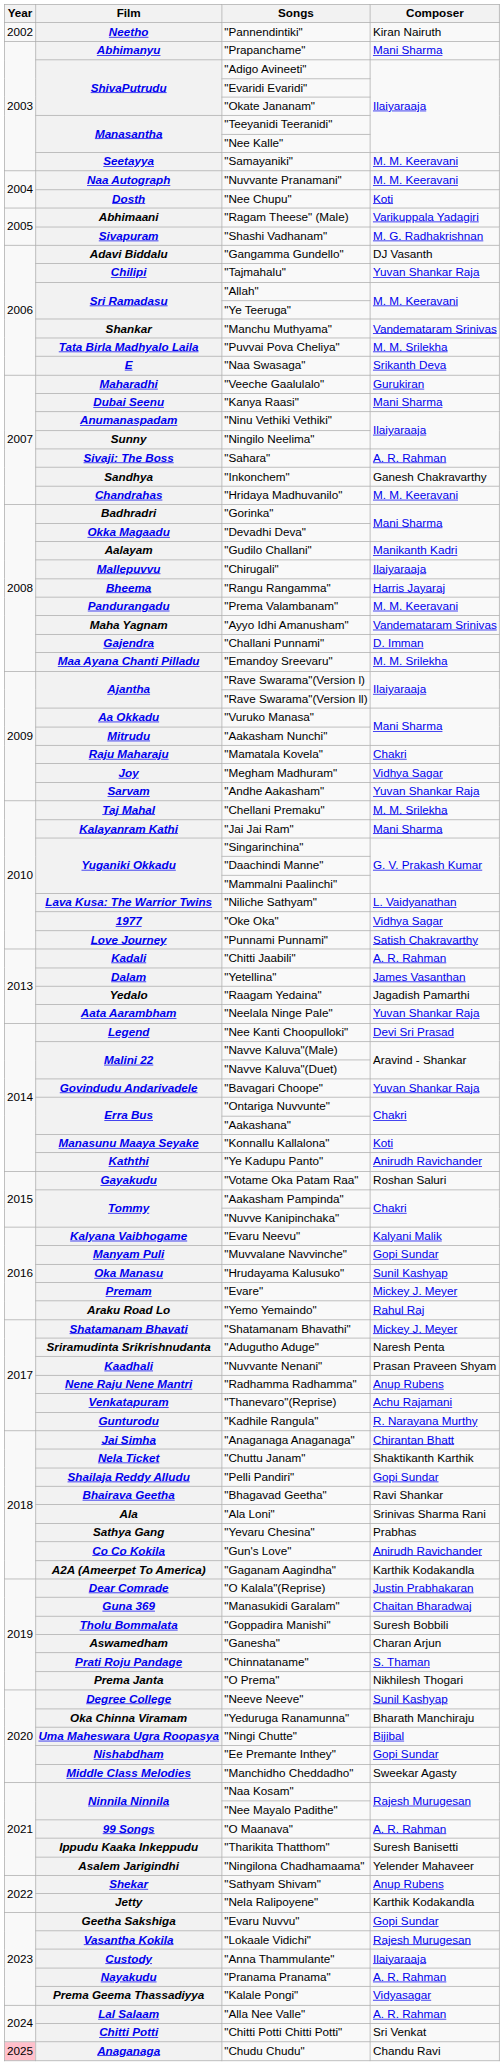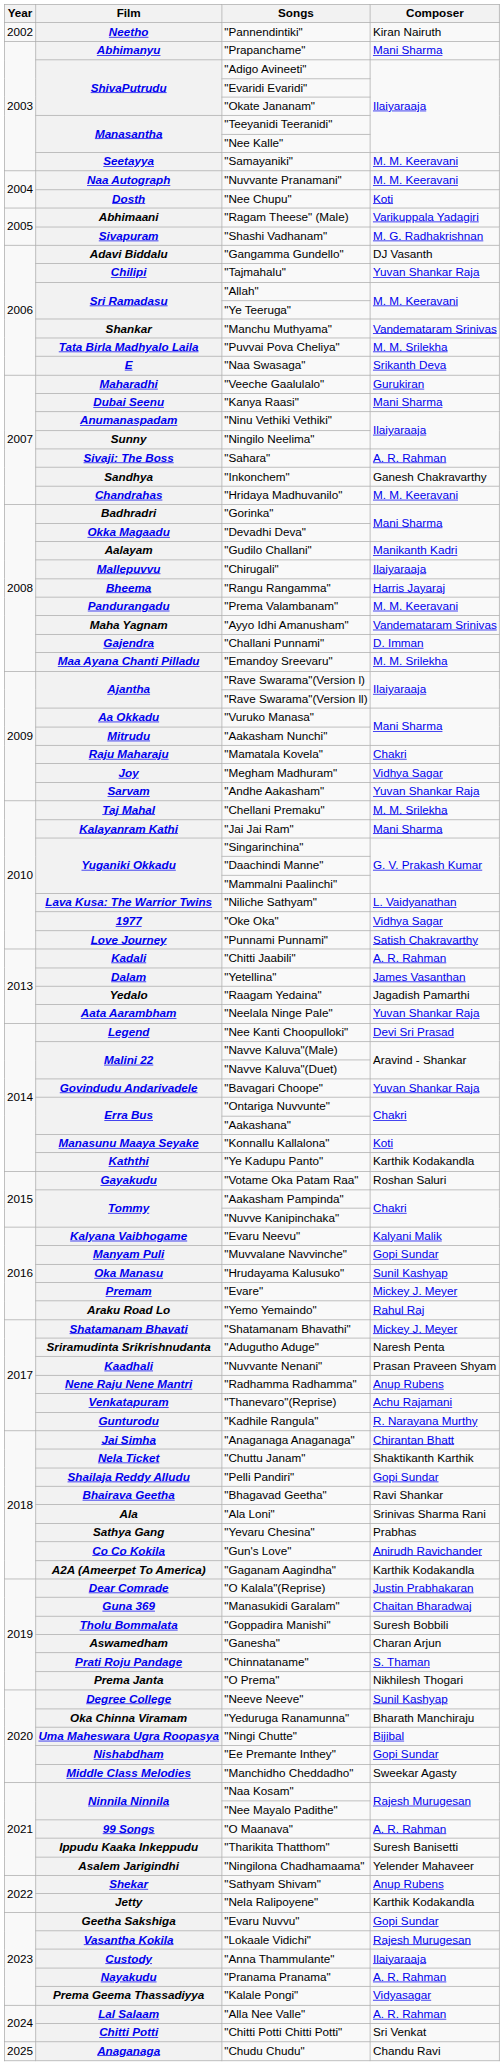(427, 1162) Anirudh Ravichander -> (424, 1162) Karthik Kodakandla
(20, 2051) pink background -> (20, 2051) no background
